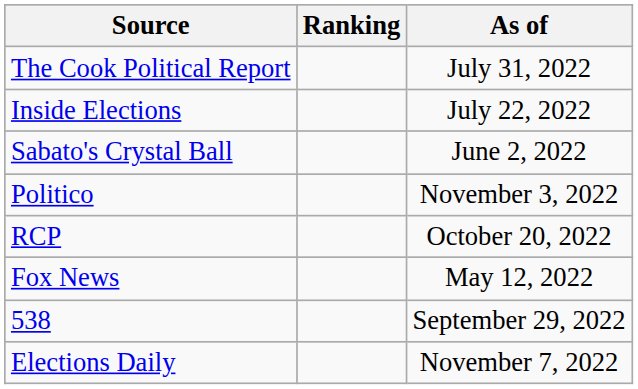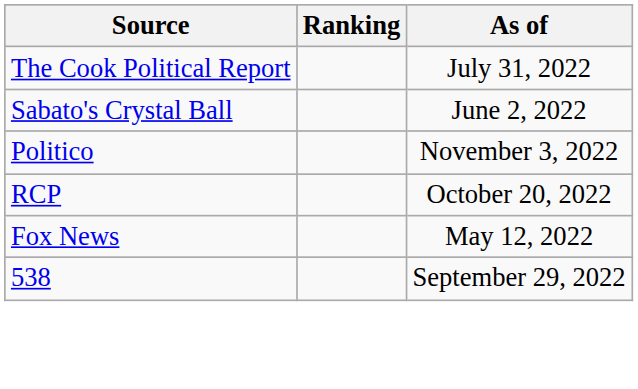- row: (96, 109)
- row: (93, 362)
